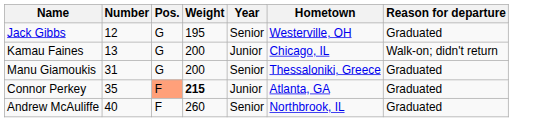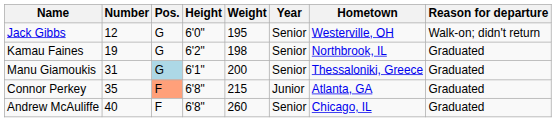+ column: (204, 13)
(414, 32) Graduated -> (484, 32) Walk-on; didn't return
(111, 51) 13 -> (111, 51) 19
(195, 51) 200 -> (237, 51) 198
(246, 51) Junior -> (289, 51) Senior
(299, 51) Chicago, IL -> (349, 51) Northbrook, IL
(442, 51) Walk-on; didn't return -> (456, 51) Graduated
(159, 70) no background -> (159, 70) lightblue background
(195, 88) bold -> (237, 88) normal
(307, 107) Northbrook, IL -> (342, 107) Chicago, IL
